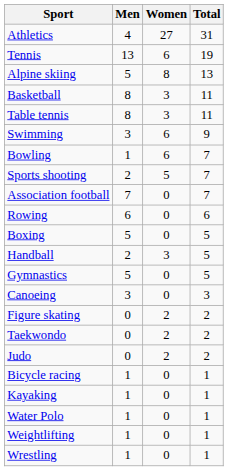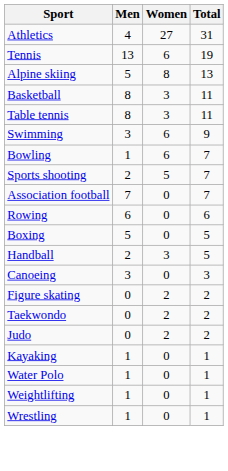- row: (37, 275)
- row: (44, 375)
